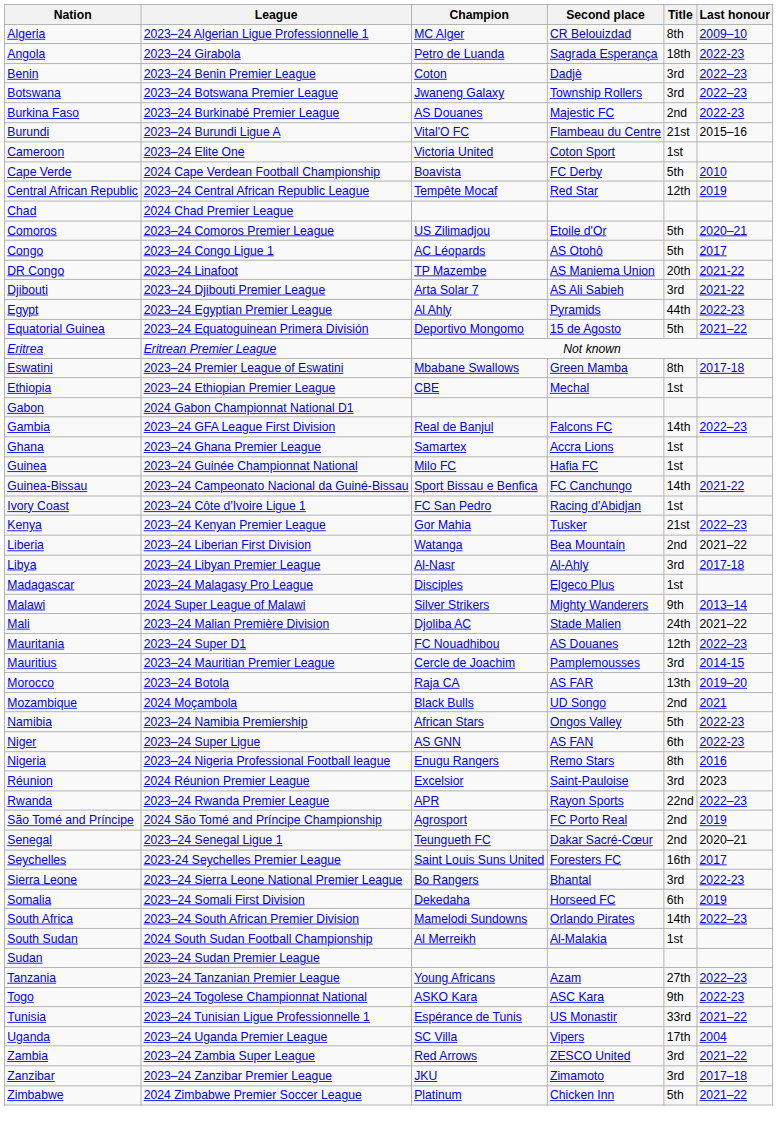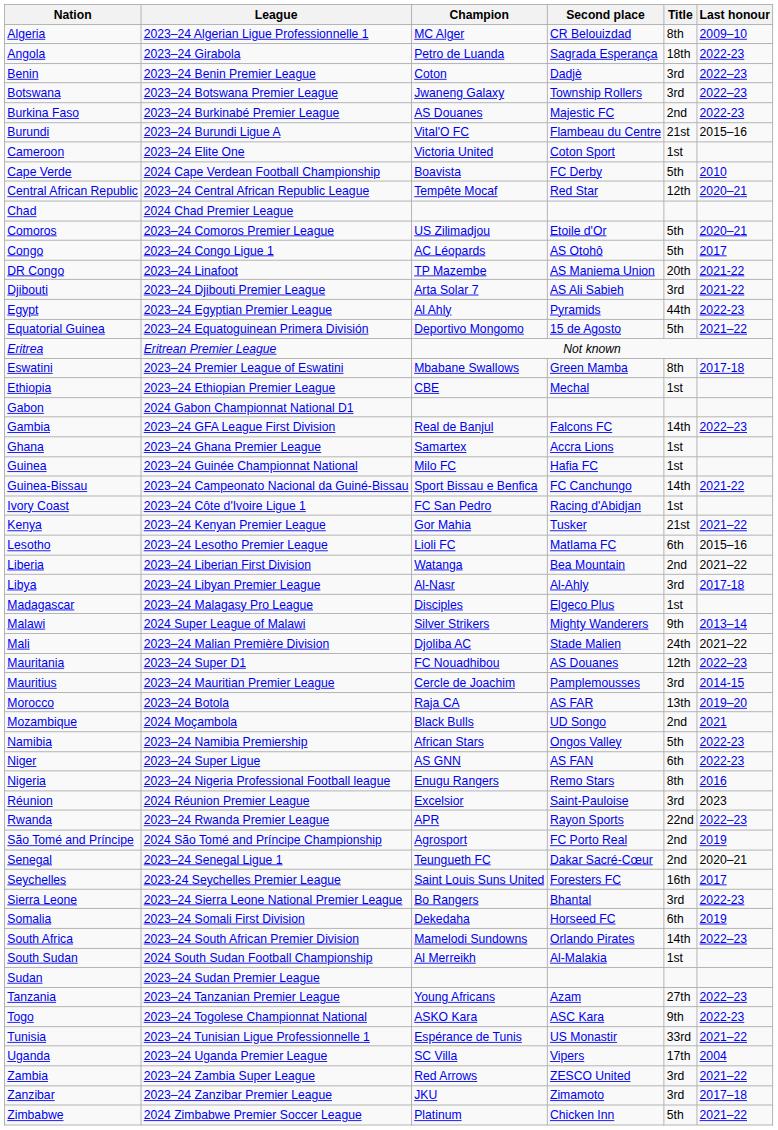(713, 191) 2019 -> (723, 191) 2020–21
(723, 525) 2022–23 -> (723, 525) 2021–22
+ row: (29, 545)
